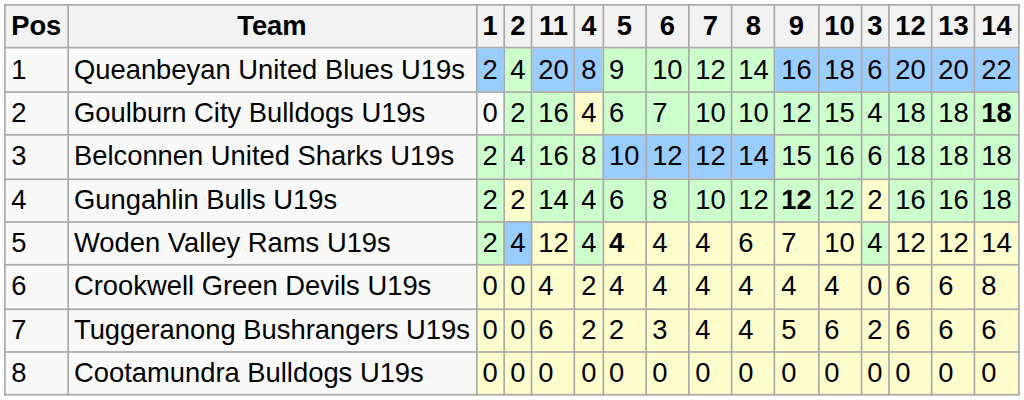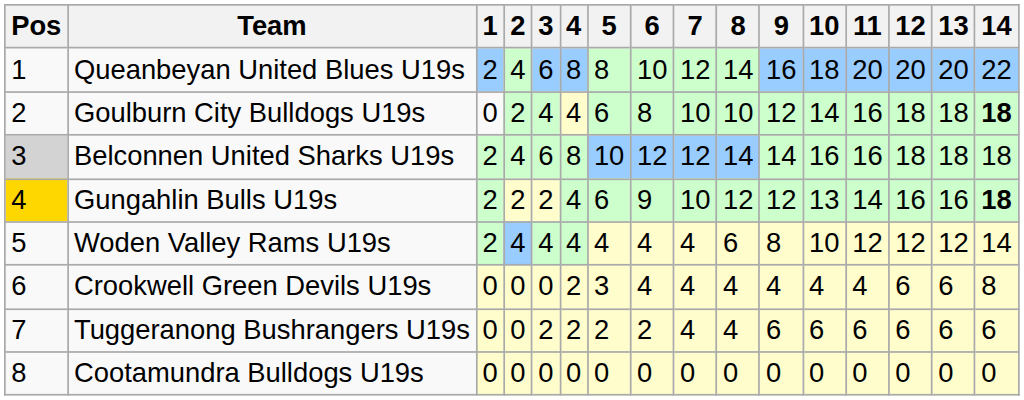columns swapped: (875, 26) <-> (553, 26)
(617, 69) 9 -> (602, 69) 8
(660, 112) 7 -> (645, 112) 8
(840, 112) 15 -> (824, 112) 14
(19, 156) no background -> (19, 156) lightgrey background
(796, 156) 15 -> (781, 156) 14
(19, 199) no background -> (19, 199) gold background
(660, 199) 8 -> (645, 199) 9
(796, 199) bold -> (781, 199) normal
(840, 199) 12 -> (824, 199) 13
(997, 199) normal -> (997, 199) bold
(617, 243) bold -> (602, 243) normal
(789, 243) 7 -> (774, 243) 8
(617, 286) 4 -> (602, 286) 3
(660, 329) 3 -> (645, 329) 2
(789, 329) 5 -> (774, 329) 6
